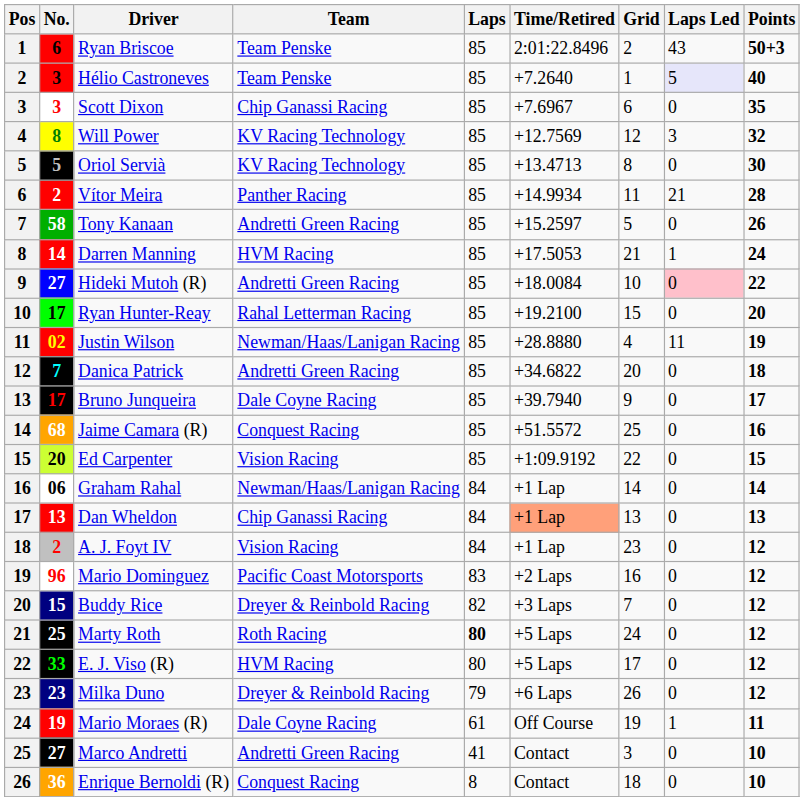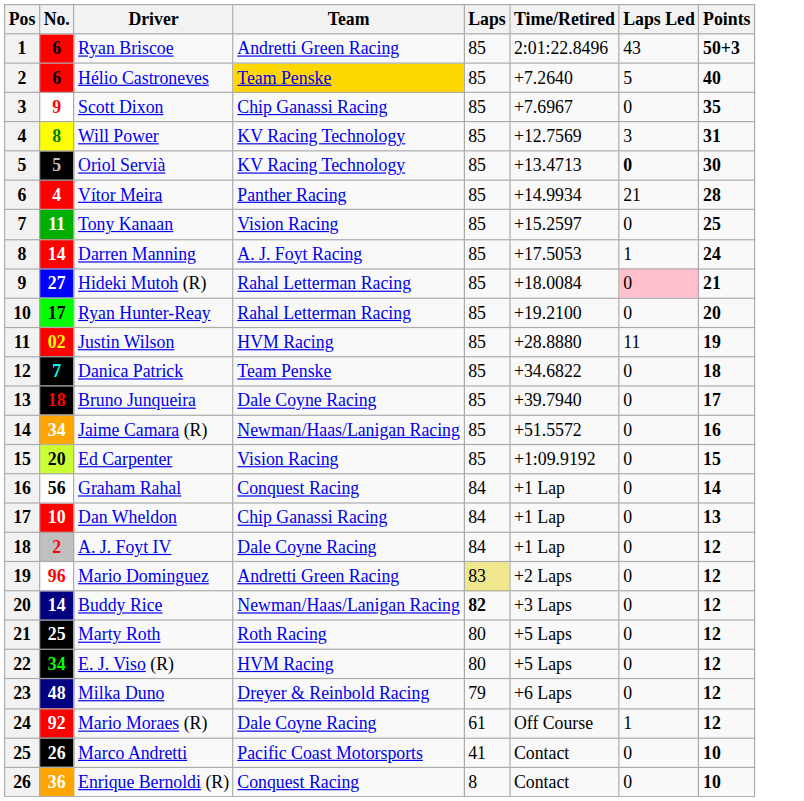- column: (641, 19)
(284, 48) Team Penske -> (318, 48) Andretti Green Racing
(57, 77) 3 -> (57, 77) 6
(284, 77) no background -> (284, 77) gold background
(672, 77) lavender background -> (628, 77) no background
(57, 107) 3 -> (57, 107) 9
(757, 136) 32 -> (712, 136) 31
(672, 165) normal -> (628, 165) bold
(57, 195) 2 -> (57, 195) 4
(57, 224) 58 -> (57, 224) 11
(318, 224) Andretti Green Racing -> (288, 224) Vision Racing
(757, 224) 26 -> (712, 224) 25
(285, 253) HVM Racing -> (300, 253) A. J. Foyt Racing
(318, 283) Andretti Green Racing -> (324, 283) Rahal Letterman Racing
(757, 283) 22 -> (712, 283) 21
(349, 341) Newman/Haas/Lanigan Racing -> (285, 341) HVM Racing
(318, 371) Andretti Green Racing -> (284, 371) Team Penske
(57, 400) 17 -> (57, 400) 18
(57, 429) 68 -> (57, 429) 34
(298, 429) Conquest Racing -> (349, 429) Newman/Haas/Lanigan Racing
(57, 488) 06 -> (57, 488) 56
(349, 488) Newman/Haas/Lanigan Racing -> (298, 488) Conquest Racing
(57, 517) 13 -> (57, 517) 10
(539, 517) lightsalmon background -> (539, 517) no background
(288, 547) Vision Racing -> (307, 547) Dale Coyne Racing
(330, 576) Pacific Coast Motorsports -> (318, 576) Andretti Green Racing
(477, 576) no background -> (477, 576) khaki background
(57, 605) 15 -> (57, 605) 14
(333, 605) Dreyer & Reinbold Racing -> (349, 605) Newman/Haas/Lanigan Racing
(477, 605) normal -> (477, 605) bold
(477, 635) bold -> (477, 635) normal
(57, 664) 33 -> (57, 664) 34
(57, 693) 23 -> (57, 693) 48
(57, 723) 19 -> (57, 723) 92
(756, 723) 11 -> (712, 723) 12
(57, 752) 27 -> (57, 752) 26
(318, 752) Andretti Green Racing -> (330, 752) Pacific Coast Motorsports
